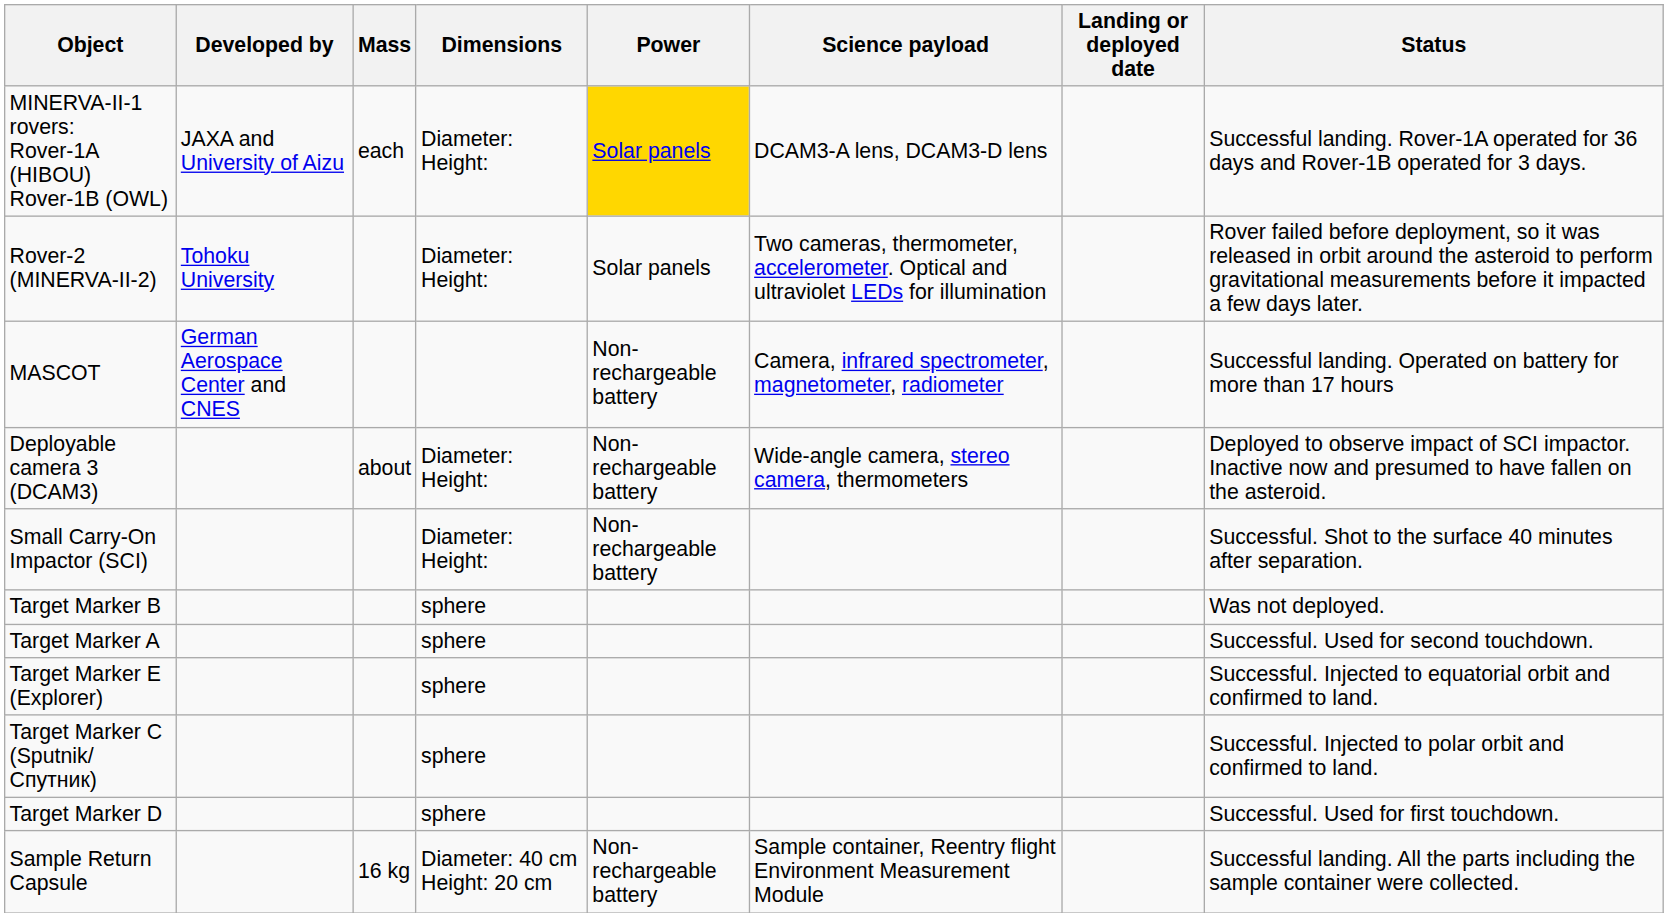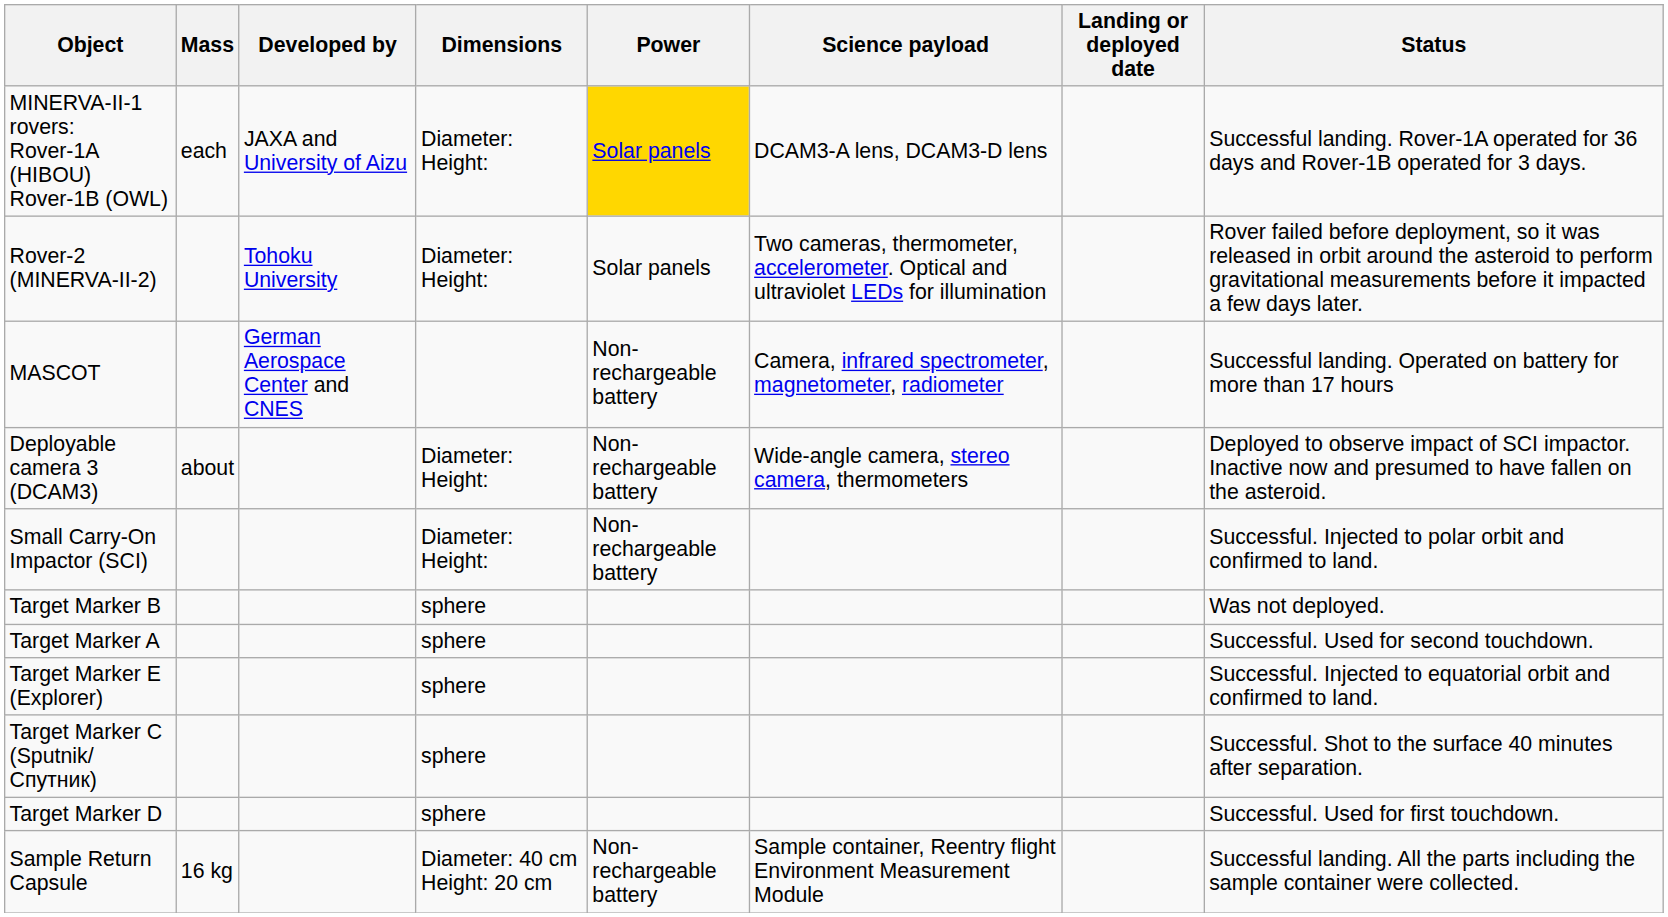columns swapped: (264, 45) <-> (385, 45)
(1411, 549) Successful. Shot to the surface 40 minutes after separation. -> (1387, 549) Successful. Injected to polar orbit and confirmed to land.
(1387, 756) Successful. Injected to polar orbit and confirmed to land. -> (1411, 756) Successful. Shot to the surface 40 minutes after separation.
